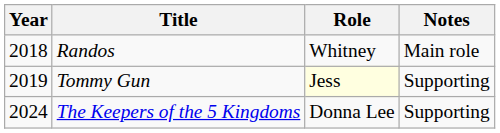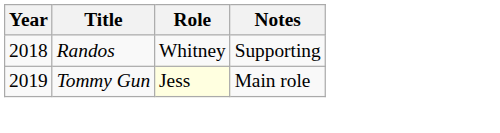(442, 50) Main role -> (278, 50) Supporting
(447, 81) Supporting -> (273, 81) Main role
- row: (179, 111)
